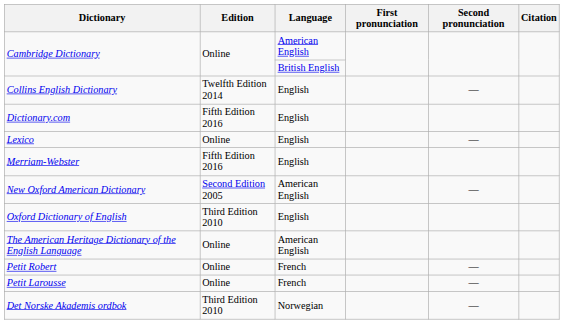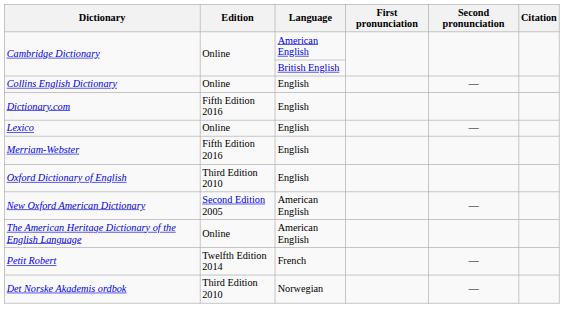(234, 90) Twelfth Edition 2014 -> (216, 84) Online
rows swapped: (76, 189) <-> (67, 217)
(216, 267) Online -> (234, 261) Twelfth Edition 2014
- row: (36, 283)
